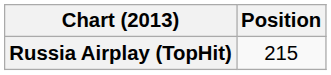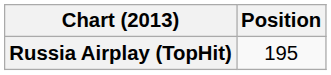(281, 52) 215 -> (281, 52) 195
